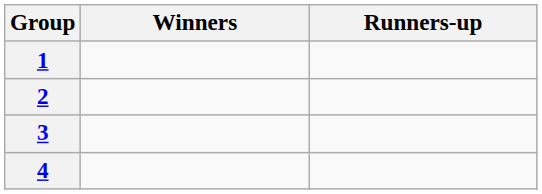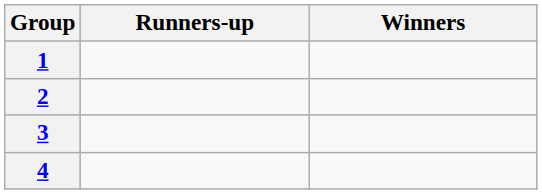columns swapped: (195, 22) <-> (423, 22)
